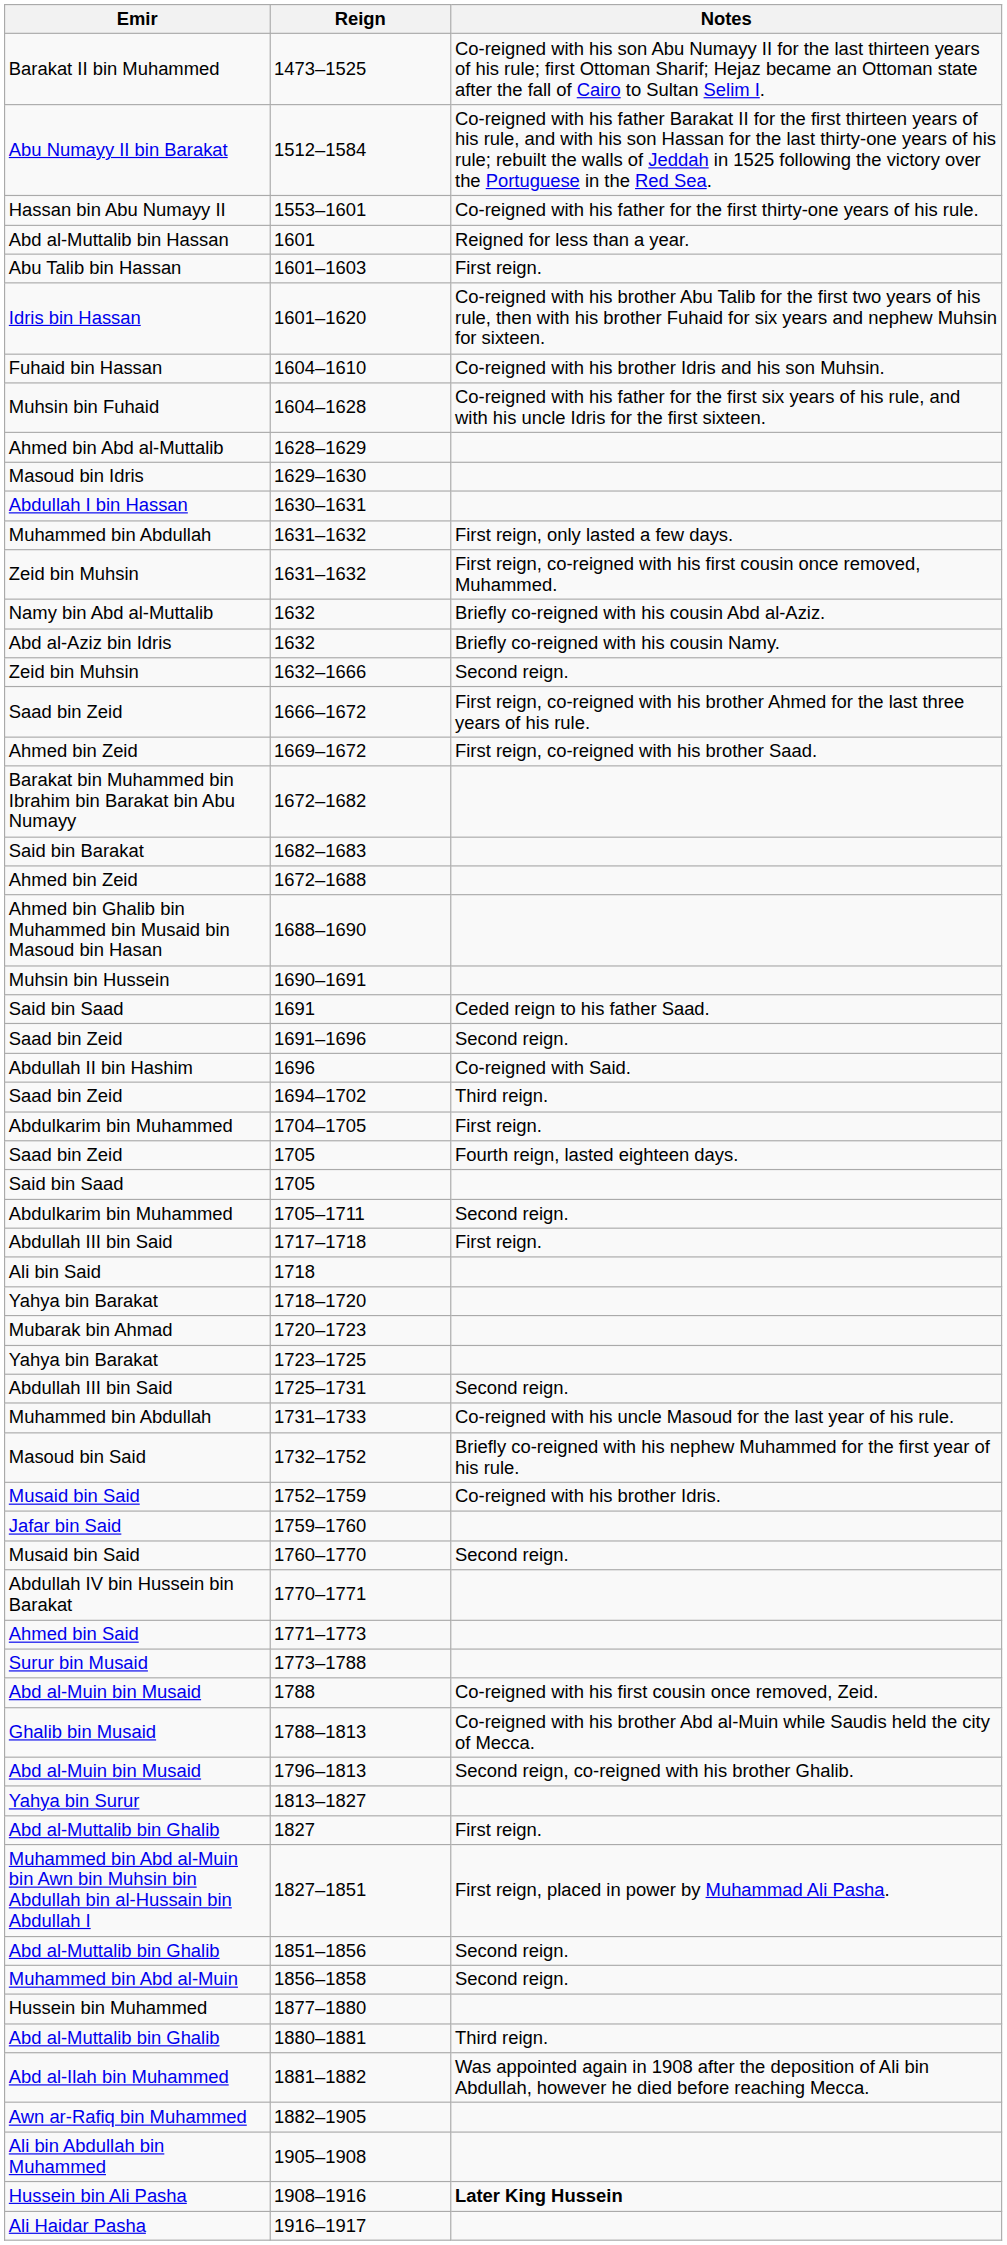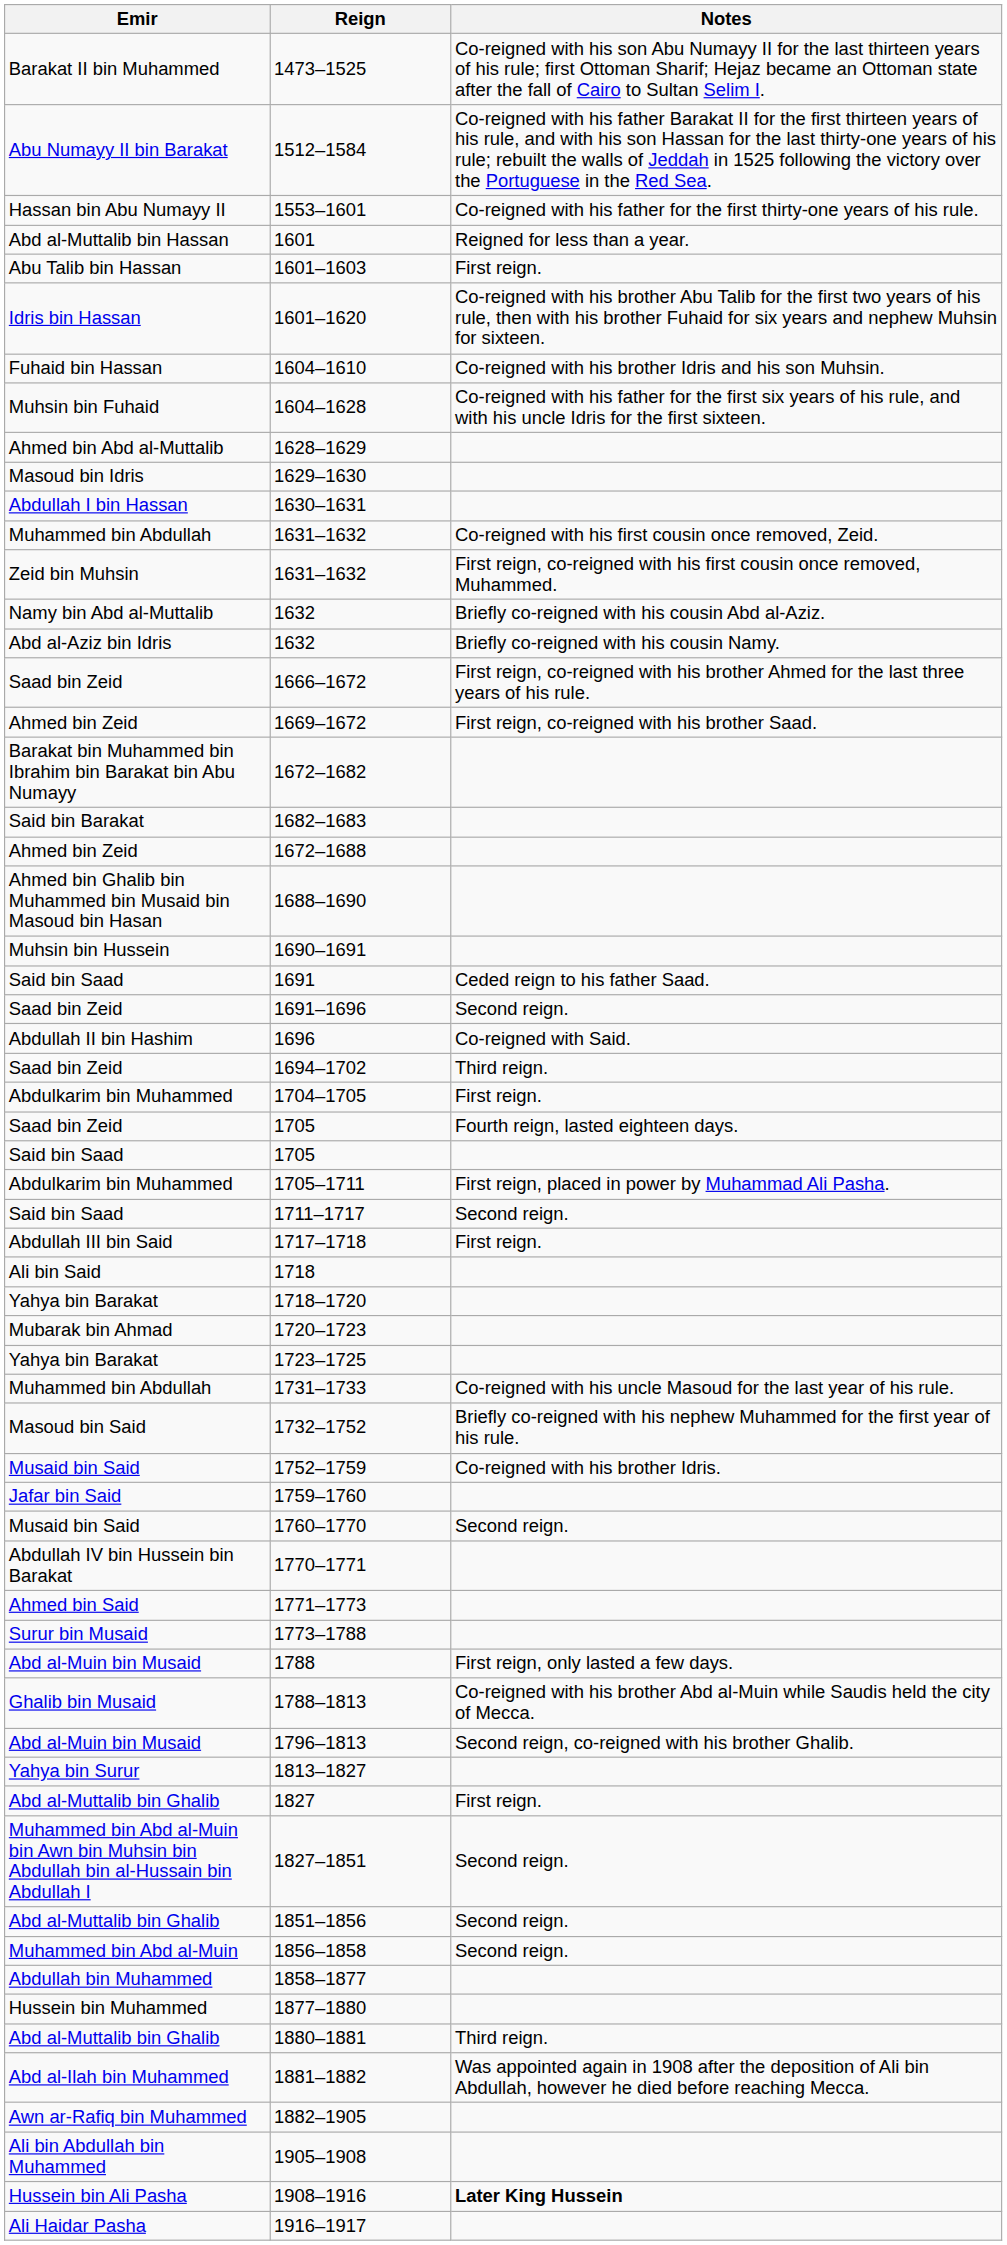(594, 534) First reign, only lasted a few days. -> (667, 534) Co-reigned with his first cousin once removed, Zeid.
- row: (74, 672)
(512, 1213) Second reign. -> (672, 1184) First reign, placed in power by Muhammad Ali Pasha.
+ row: (66, 1213)
- row: (91, 1388)
(667, 1692) Co-reigned with his first cousin once removed, Zeid. -> (594, 1663) First reign, only lasted a few days.
(672, 1890) First reign, placed in power by Muhammad Ali Pasha. -> (512, 1861) Second reign.
+ row: (111, 1979)
